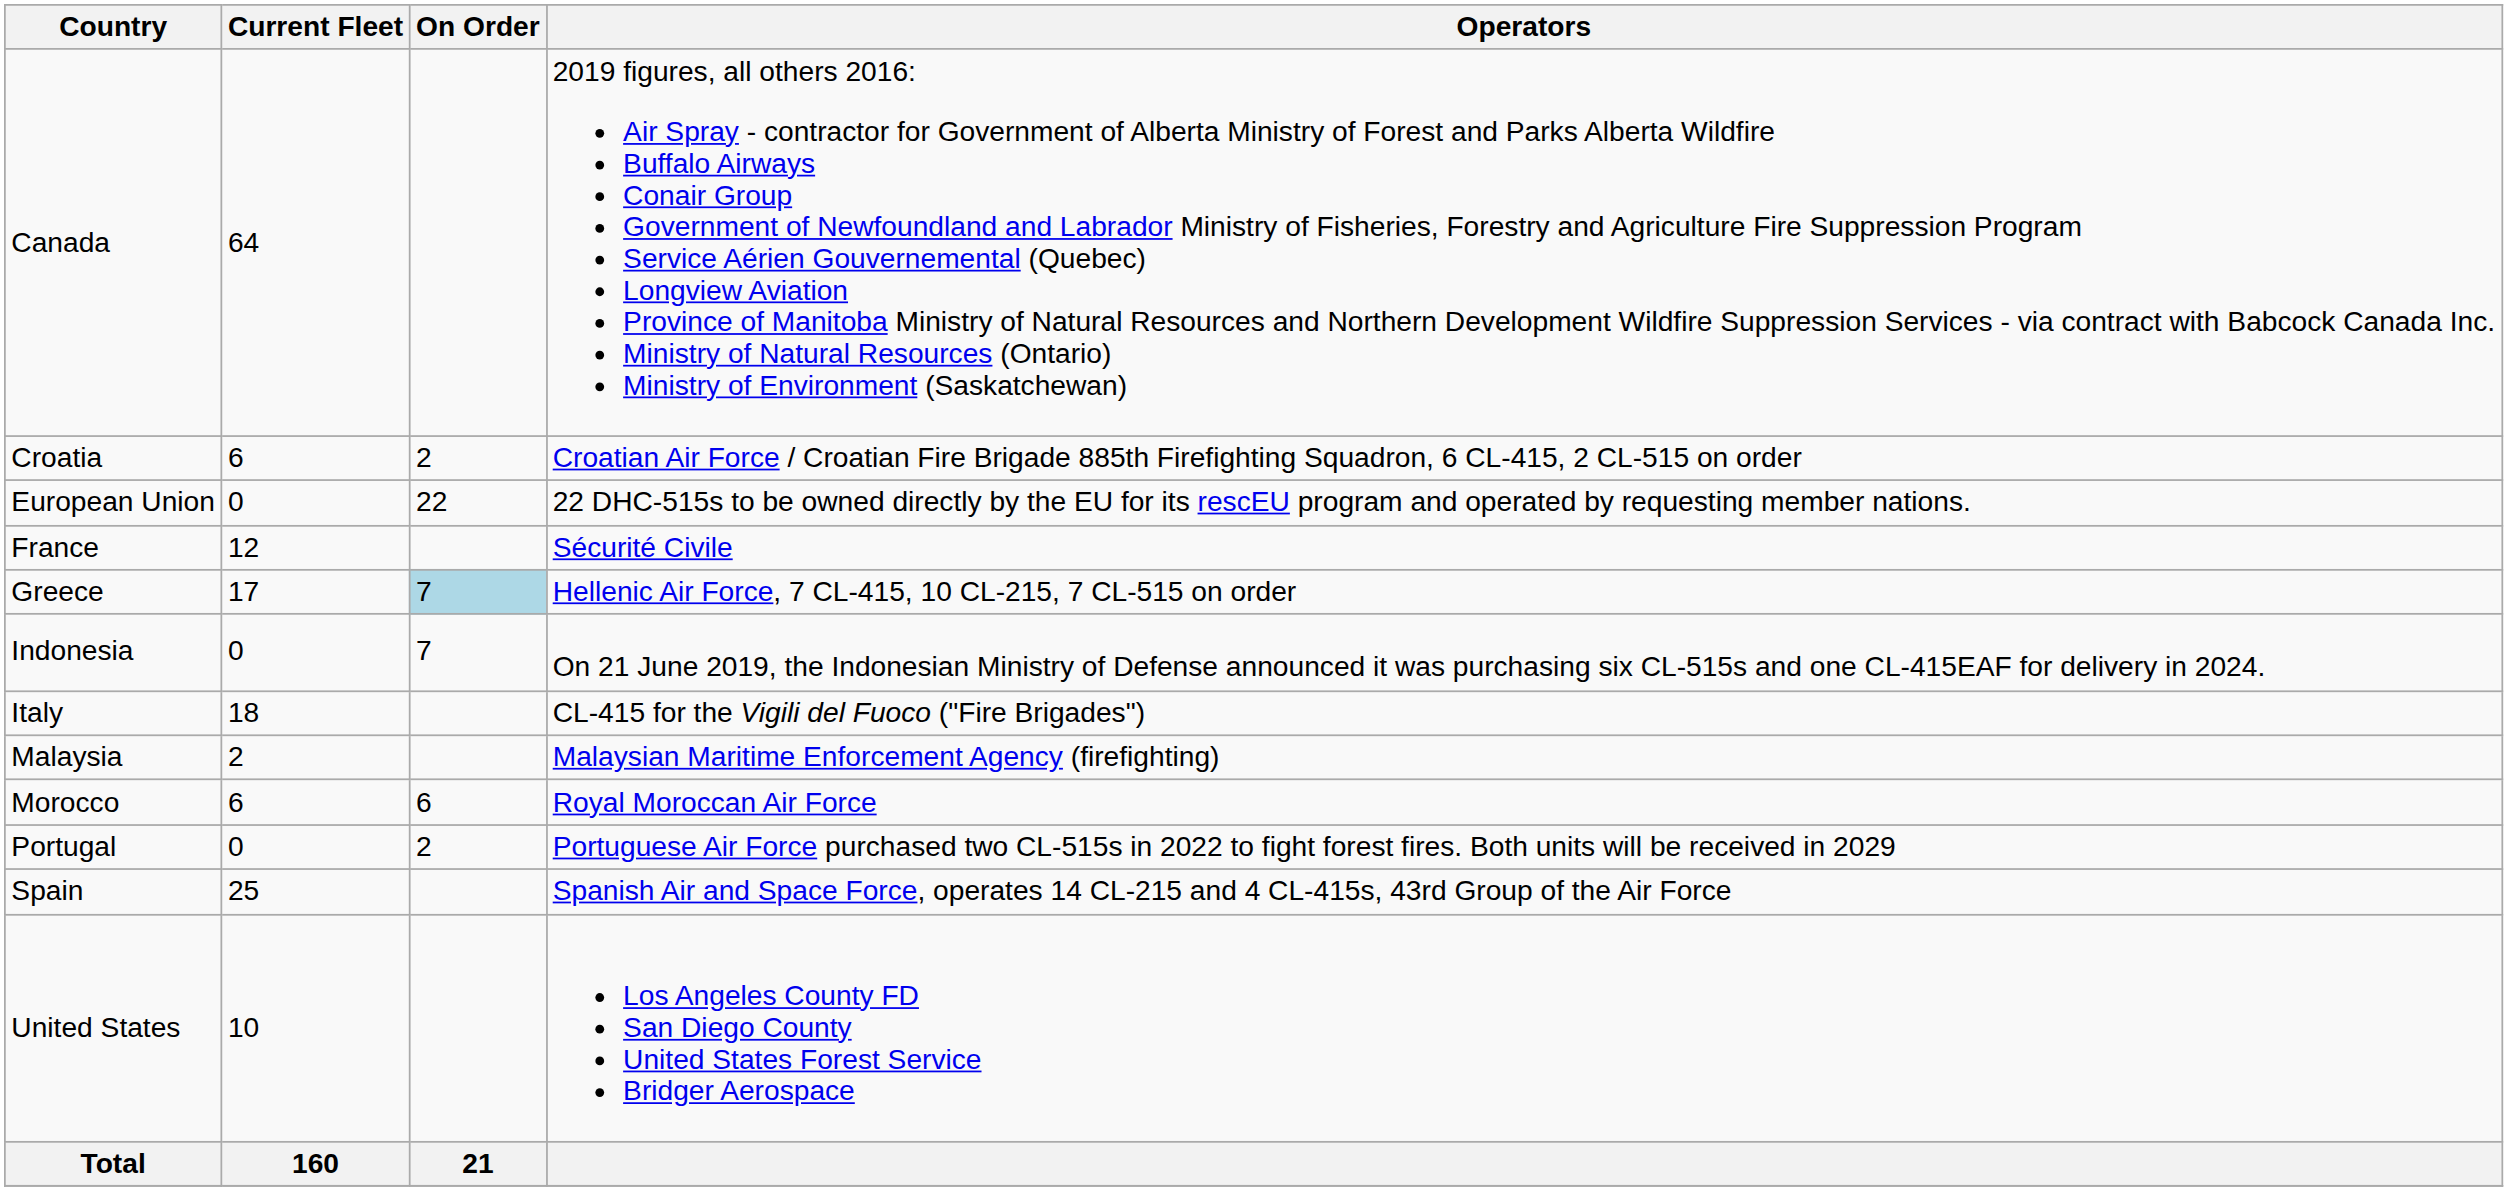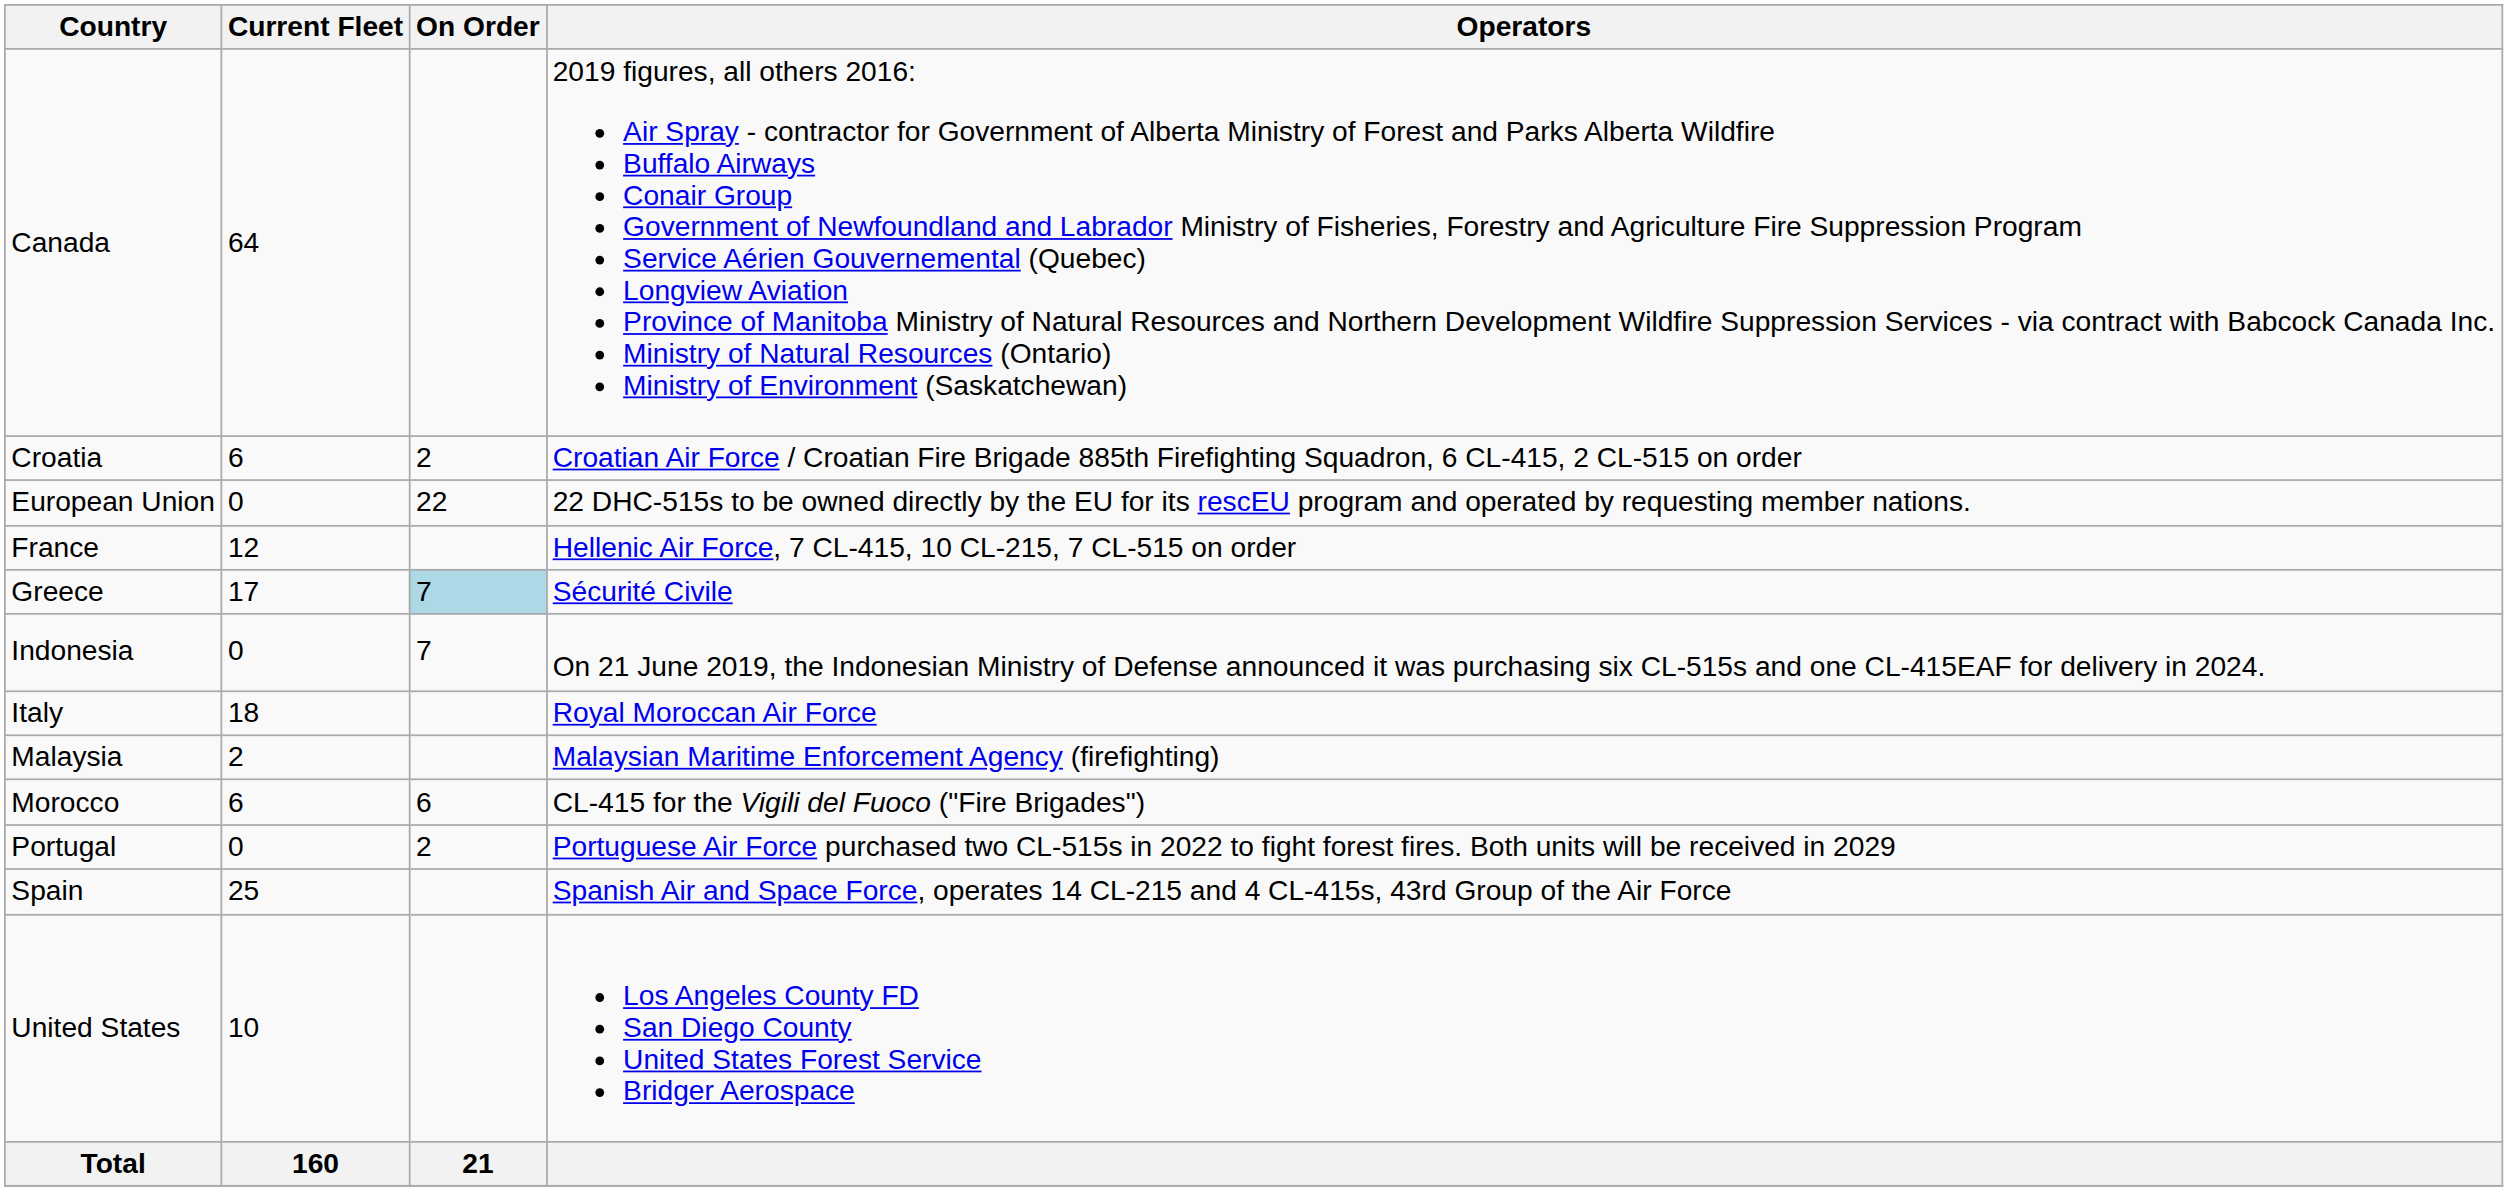(643, 546) Sécurité Civile -> (924, 546) Hellenic Air Force, 7 CL-415, 10 CL-215, 7 CL-515 on order
(924, 591) Hellenic Air Force, 7 CL-415, 10 CL-215, 7 CL-515 on order -> (643, 591) Sécurité Civile
(849, 712) CL-415 for the Vigili del Fuoco ("Fire Brigades") -> (715, 712) Royal Moroccan Air Force
(715, 801) Royal Moroccan Air Force -> (849, 801) CL-415 for the Vigili del Fuoco ("Fire Brigades")
